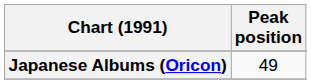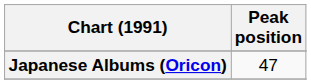(268, 65) 49 -> (268, 65) 47
